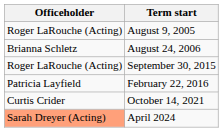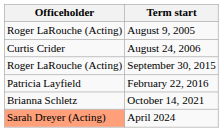(42, 48) Brianna Schletz -> (36, 48) Curtis Crider
(36, 100) Curtis Crider -> (42, 100) Brianna Schletz
